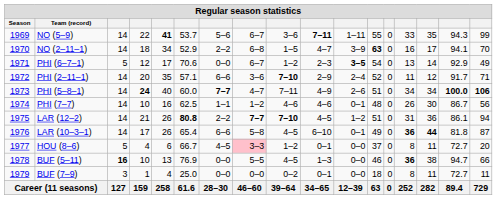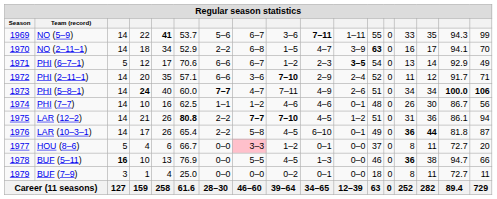(223, 63) 0–0 -> (223, 63) 6–6
(223, 132) 6–6 -> (223, 132) 2–2
(223, 146) 4–5 -> (223, 146) 0–0
